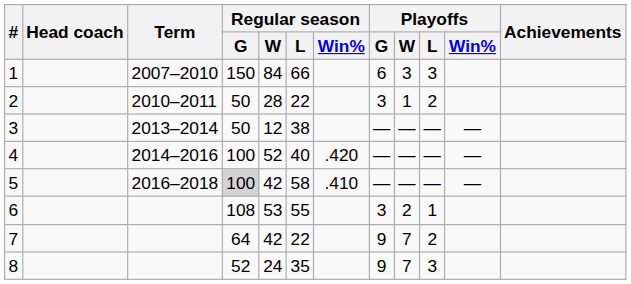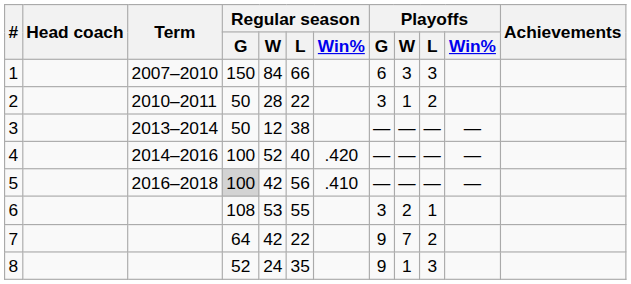(300, 183) 58 -> (300, 183) 56
(407, 265) 7 -> (407, 265) 1
